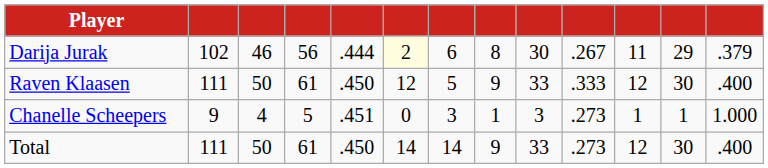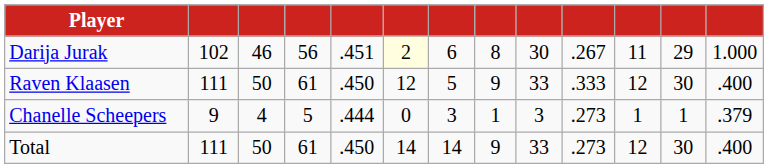(357, 52) .444 -> (357, 52) .451
(735, 52) .379 -> (735, 52) 1.000
(357, 115) .451 -> (357, 115) .444
(735, 115) 1.000 -> (735, 115) .379
